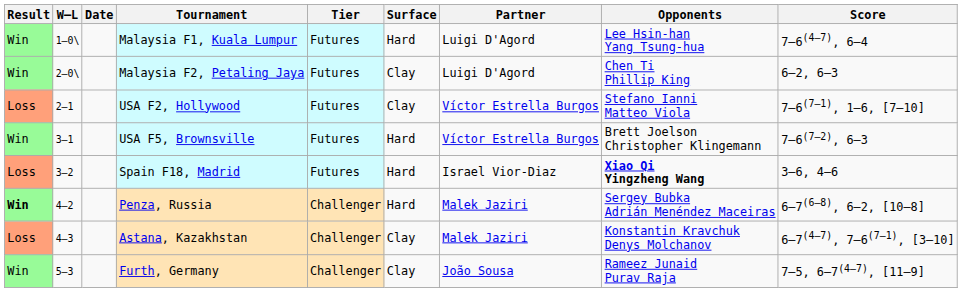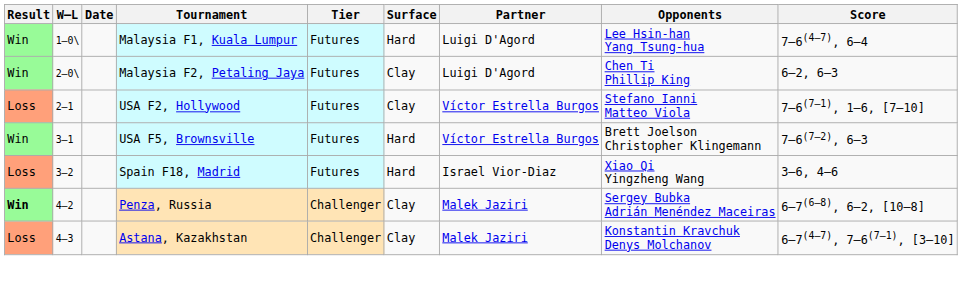(654, 172) bold -> (654, 172) normal
(401, 205) Hard -> (401, 205) Clay
- row: (169, 271)
